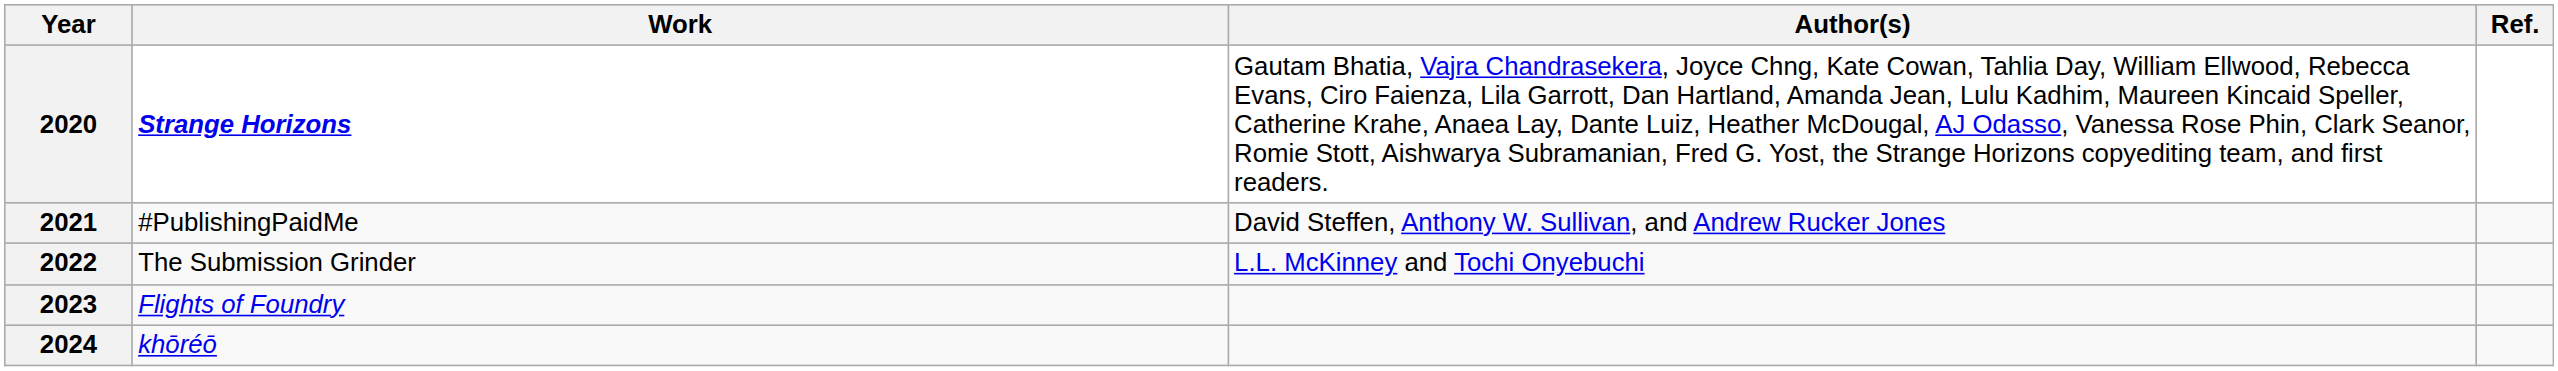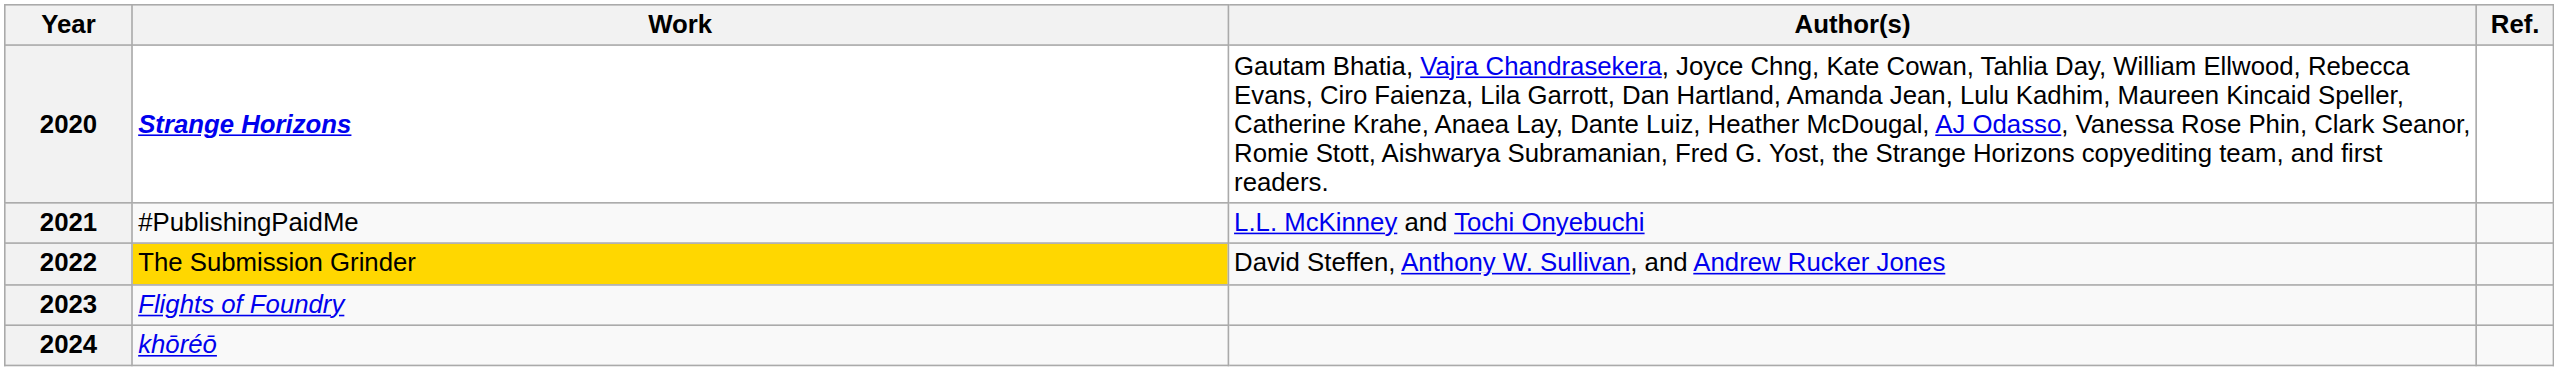(1590, 222) David Steffen, Anthony W. Sullivan, and Andrew Rucker Jones -> (1439, 222) L.L. McKinney and Tochi Onyebuchi
(277, 263) no background -> (277, 263) gold background
(1439, 263) L.L. McKinney and Tochi Onyebuchi -> (1590, 263) David Steffen, Anthony W. Sullivan, and Andrew Rucker Jones
